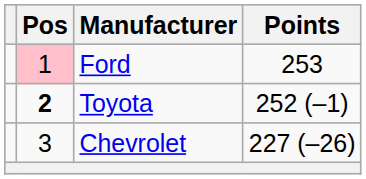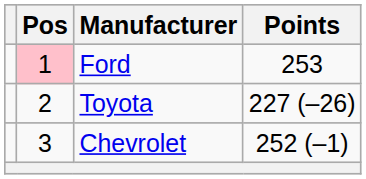(45, 104) bold -> (45, 104) normal
(302, 104) 252 (–1) -> (302, 104) 227 (–26)
(302, 143) 227 (–26) -> (302, 143) 252 (–1)
